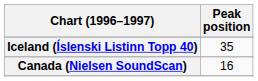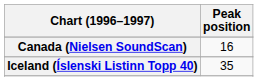rows swapped: (102, 66) <-> (102, 47)
